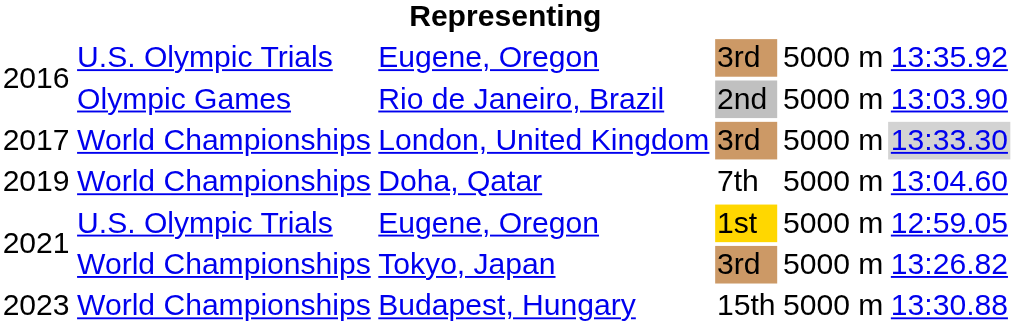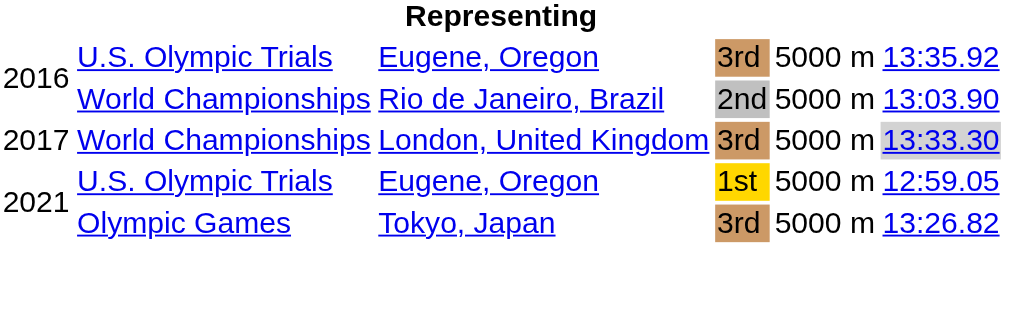(184, 98) Olympic Games -> (224, 98) World Championships
- row: (36, 181)
(224, 264) World Championships -> (184, 222) Olympic Games
- row: (36, 305)
